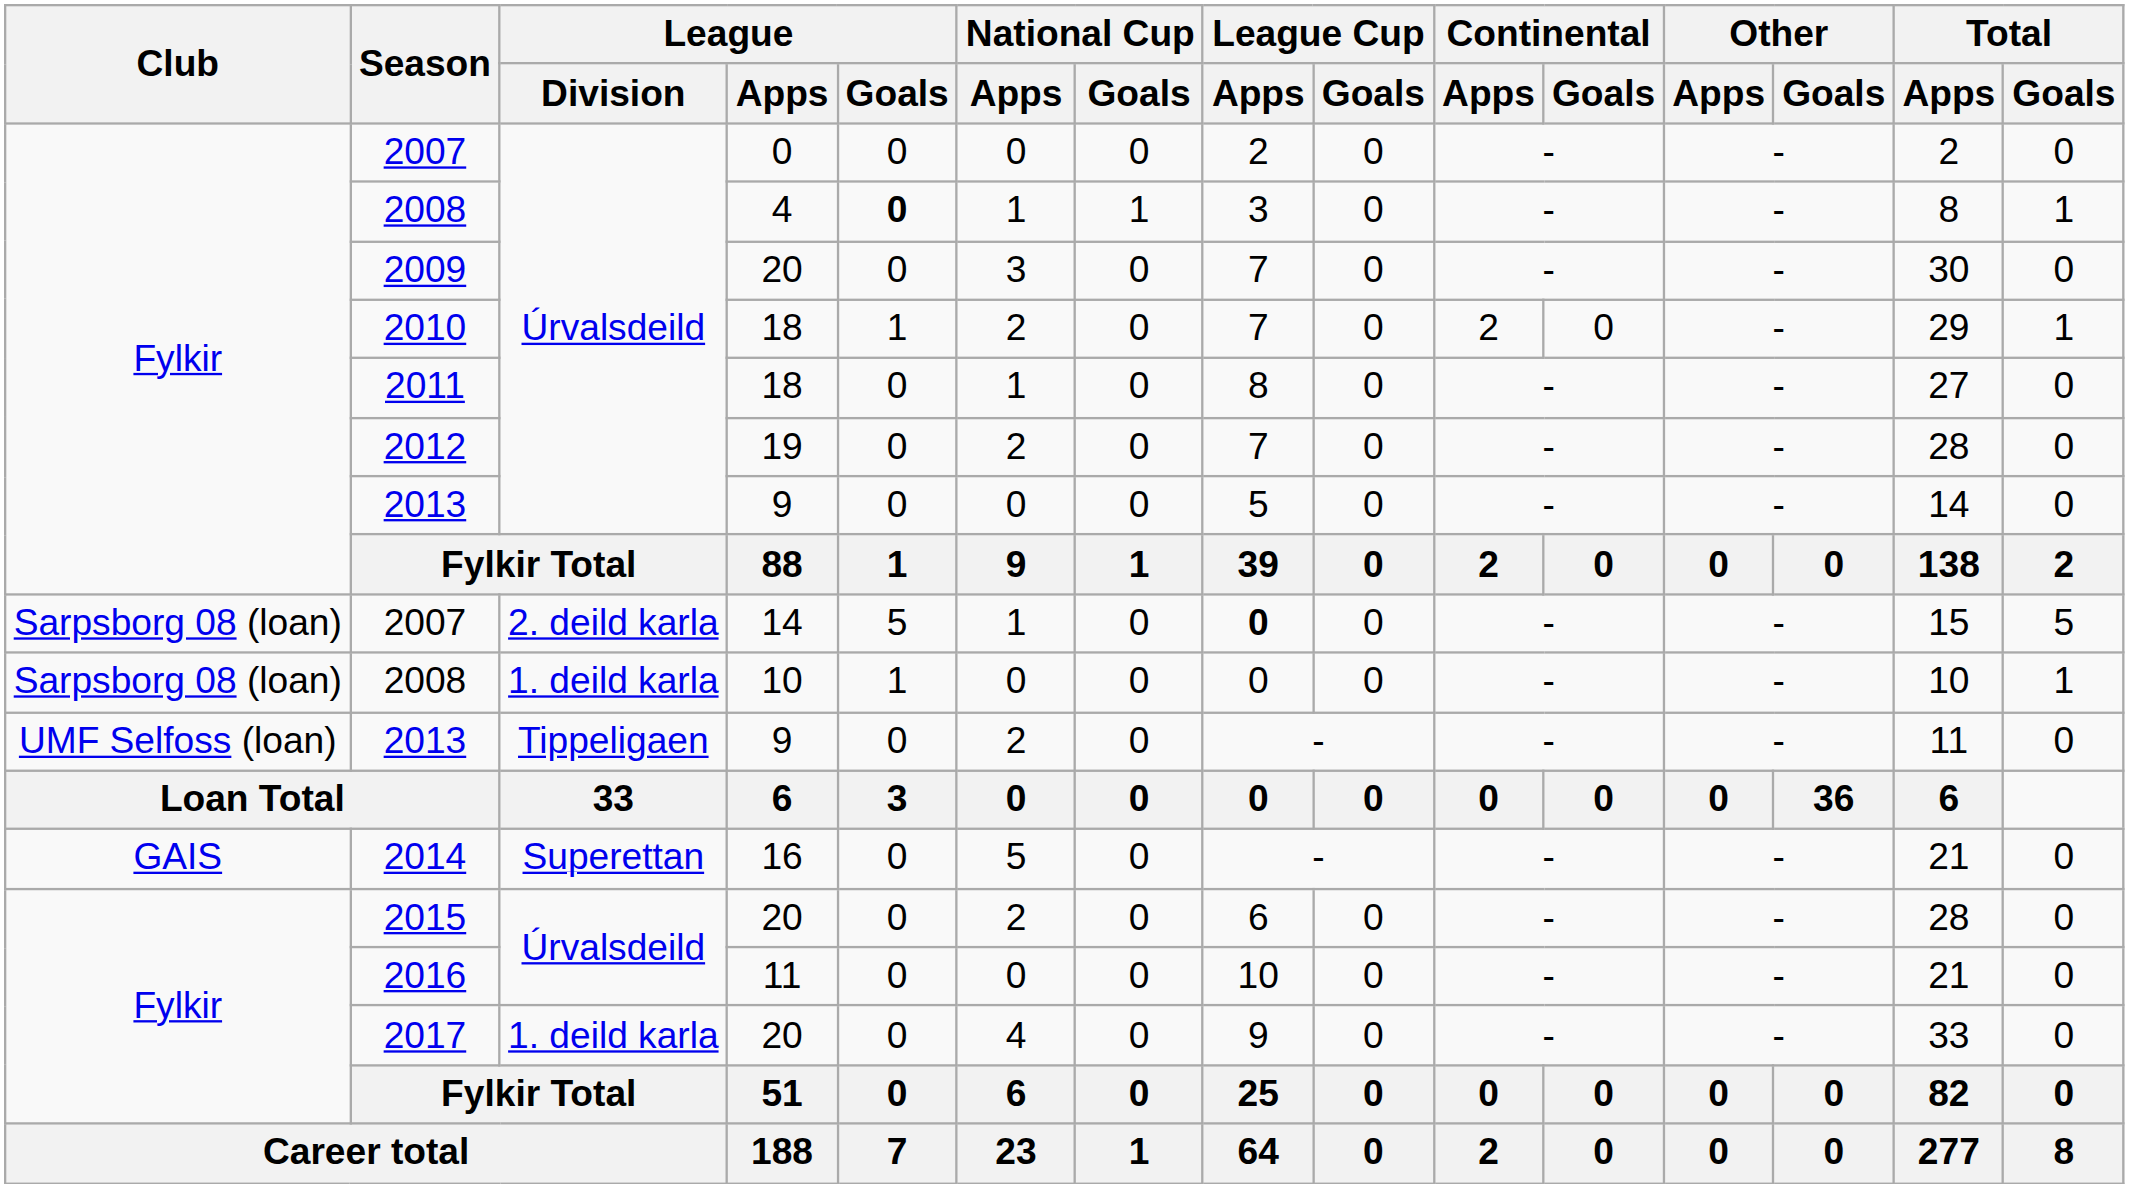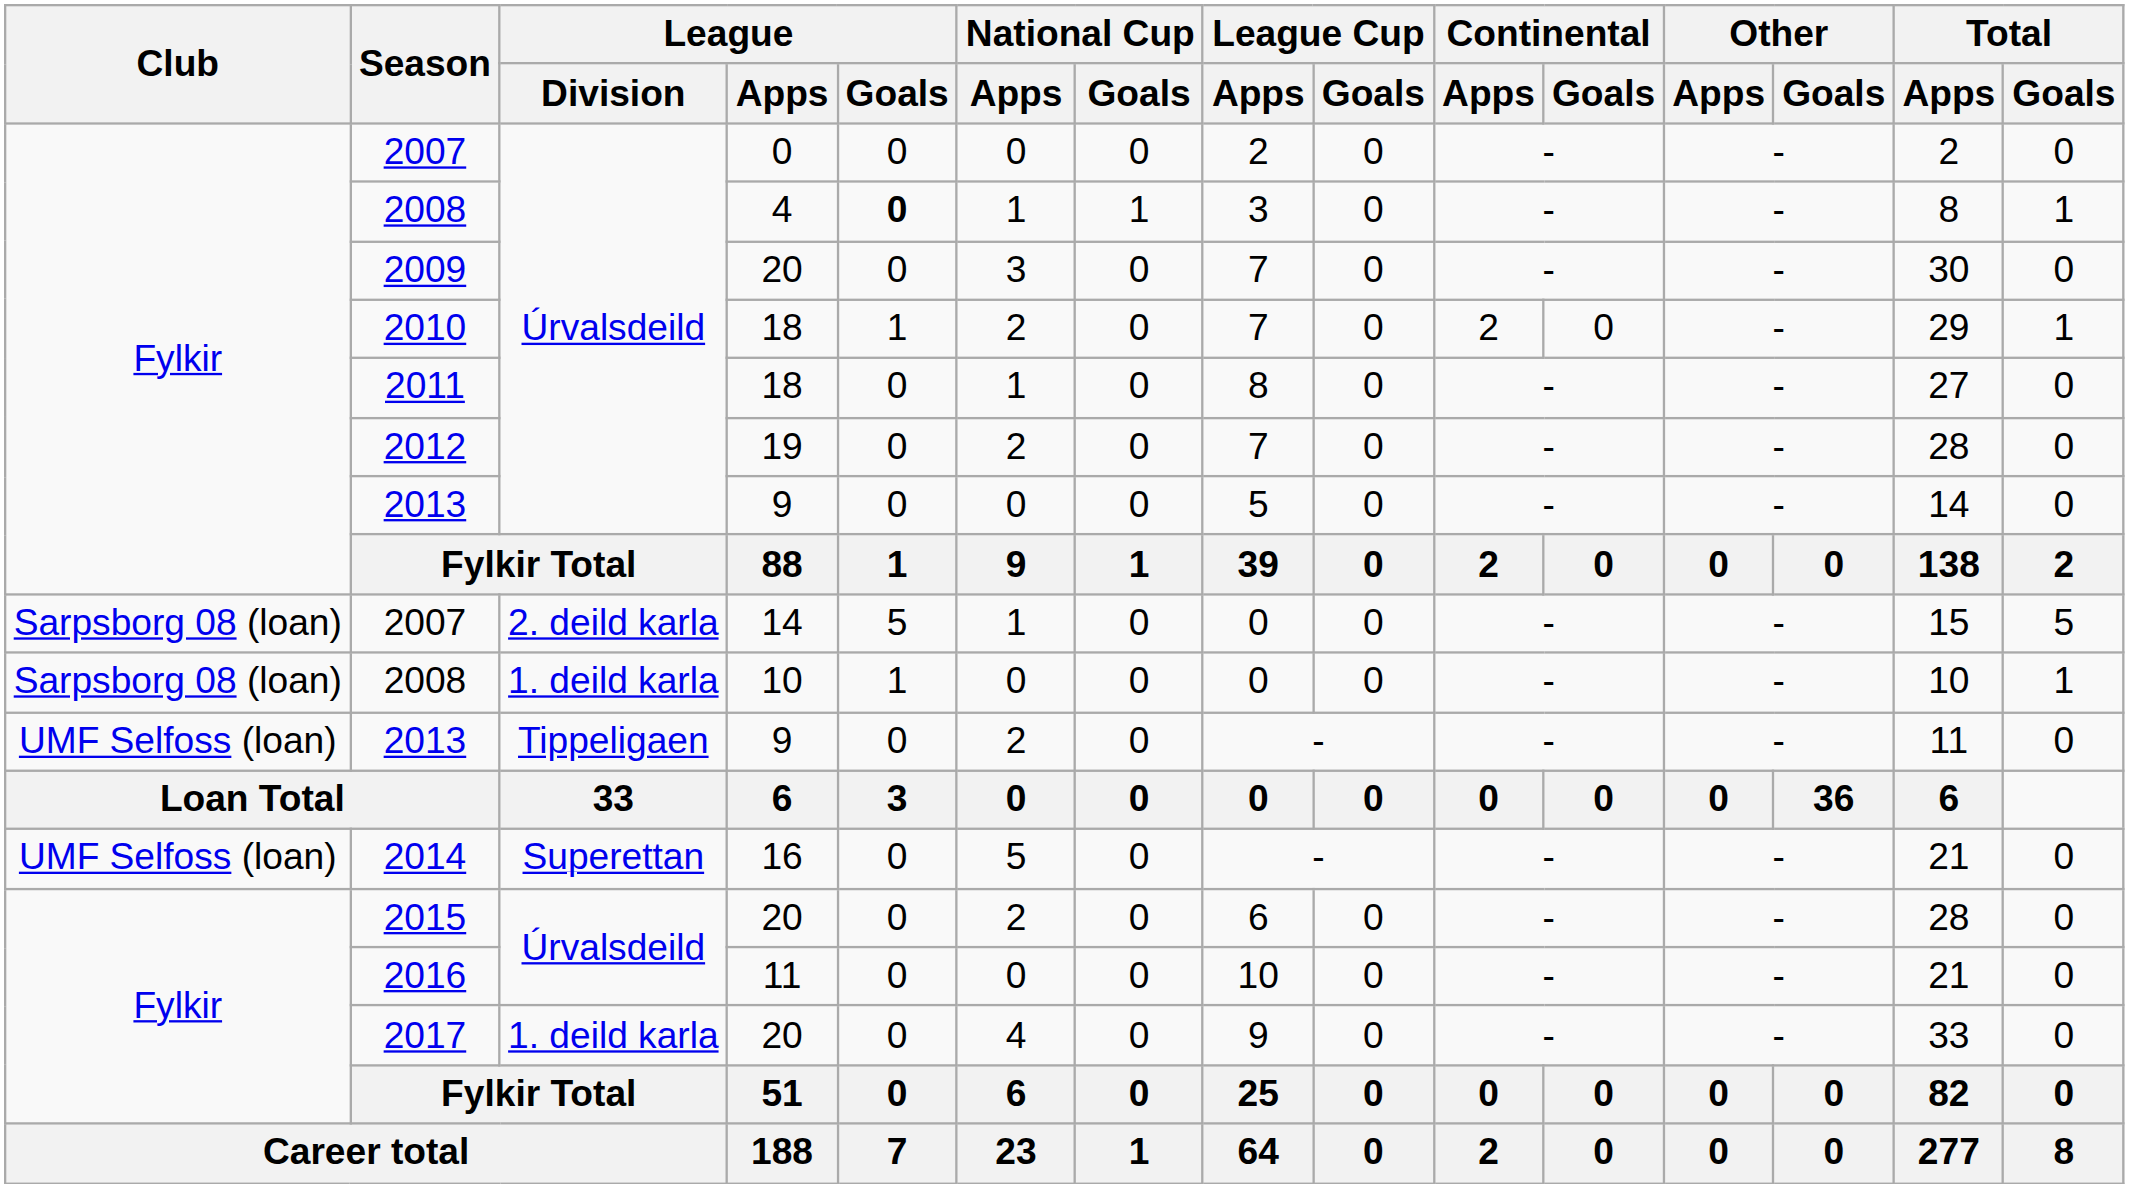(1258, 622) bold -> (1258, 622) normal
(178, 858) GAIS -> (178, 858) UMF Selfoss (loan)
